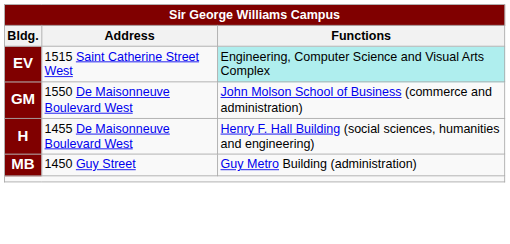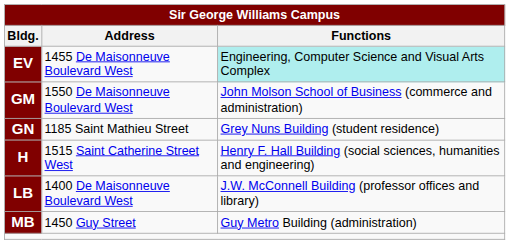(122, 64) 1515 Saint Catherine Street West -> (107, 64) 1455 De Maisonneuve Boulevard West
+ row: (23, 128)
(107, 136) 1455 De Maisonneuve Boulevard West -> (122, 158) 1515 Saint Catherine Street West
+ row: (23, 193)
